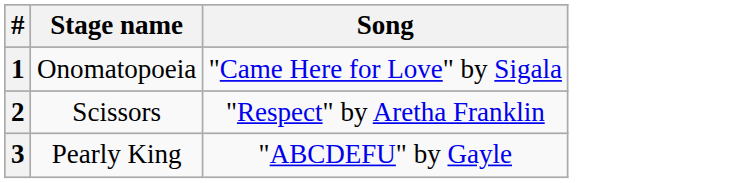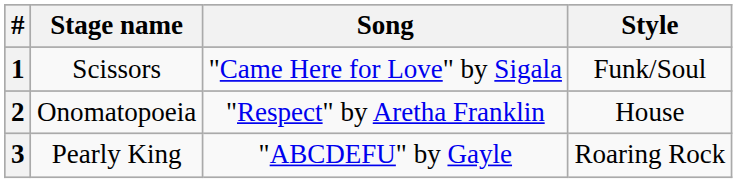+ column: (650, 25)
(117, 68) Onomatopoeia -> (117, 68) Scissors
(117, 111) Scissors -> (117, 111) Onomatopoeia
